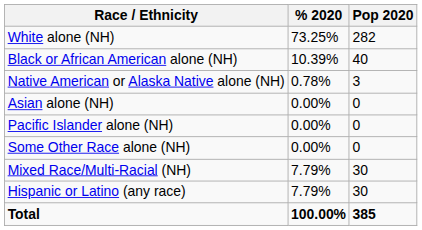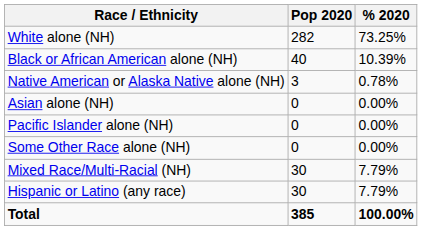columns swapped: (383, 15) <-> (319, 15)
